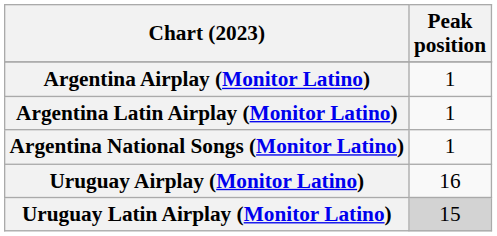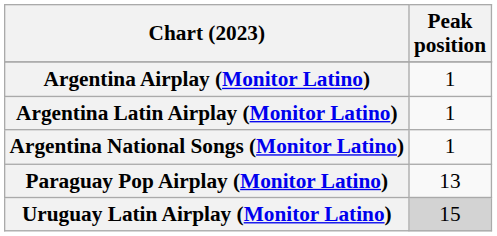+ row: (207, 180)
- row: (207, 180)
